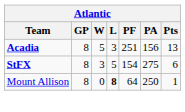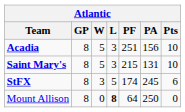(173, 47) 13 -> (173, 47) 10
+ row: (36, 64)
(130, 64) 154 -> (130, 81) 174
(151, 64) 275 -> (151, 81) 245
(175, 81) 1 -> (175, 98) 0
